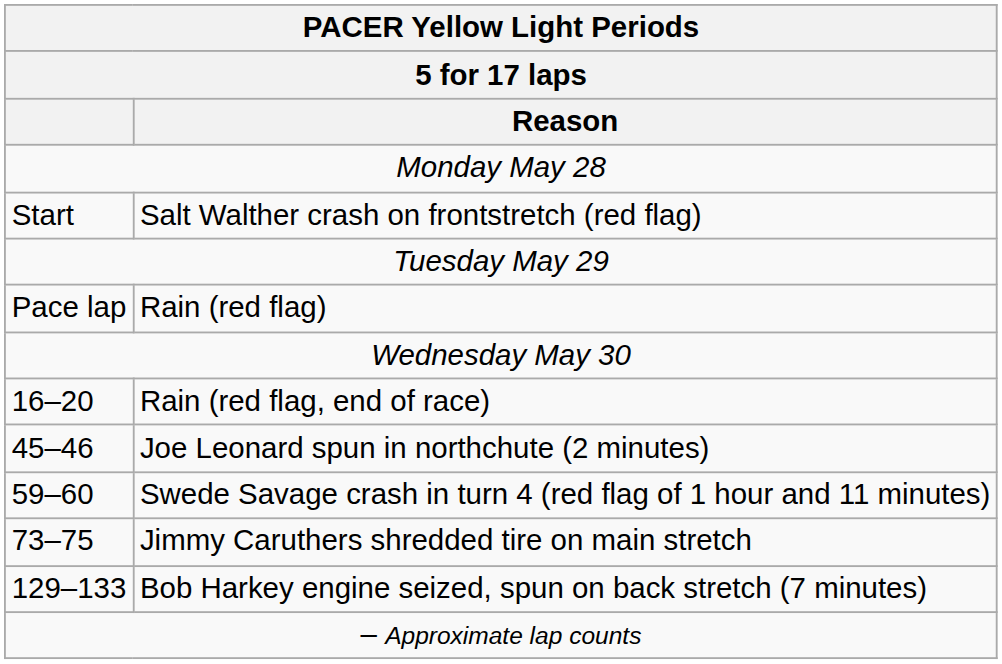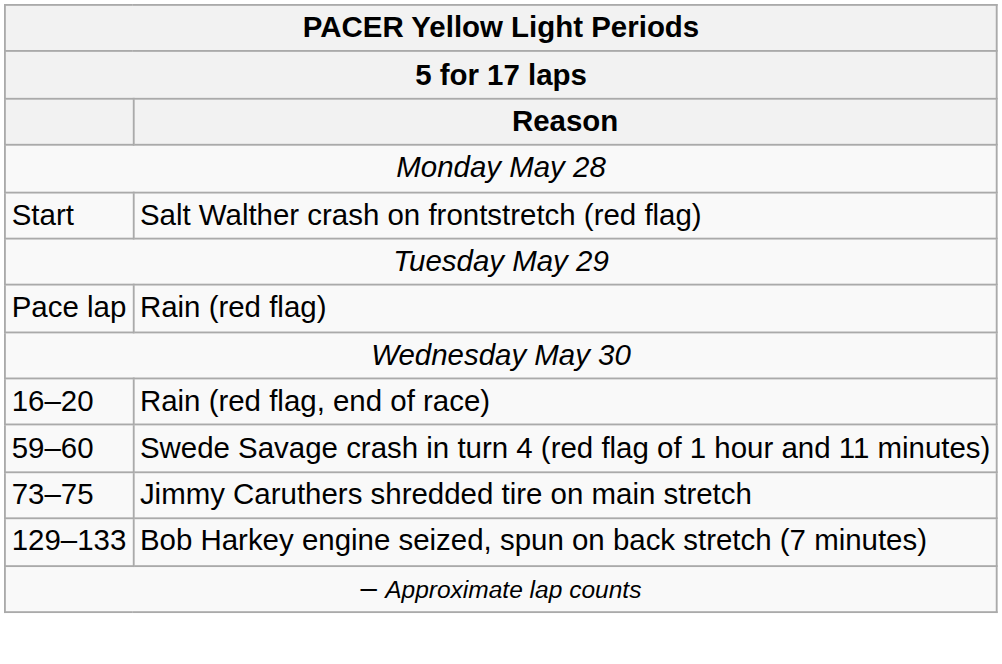- row: (53, 448)
